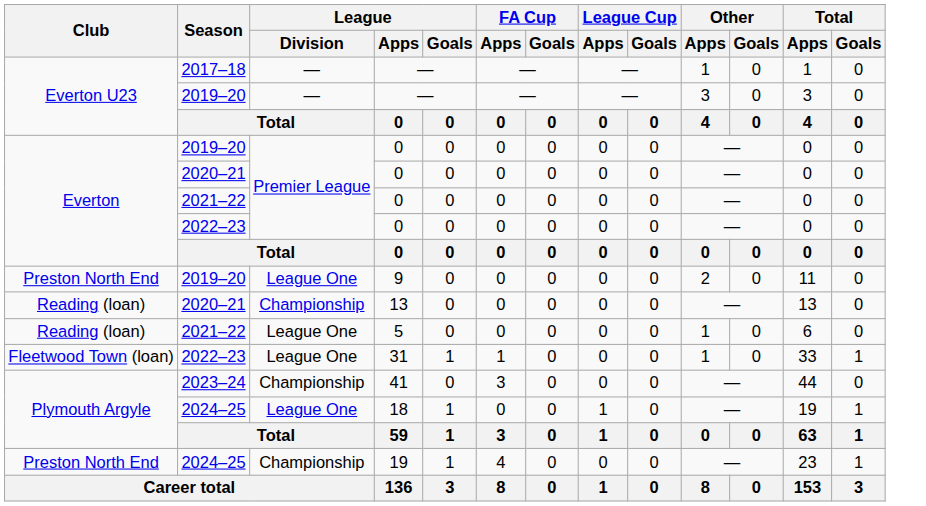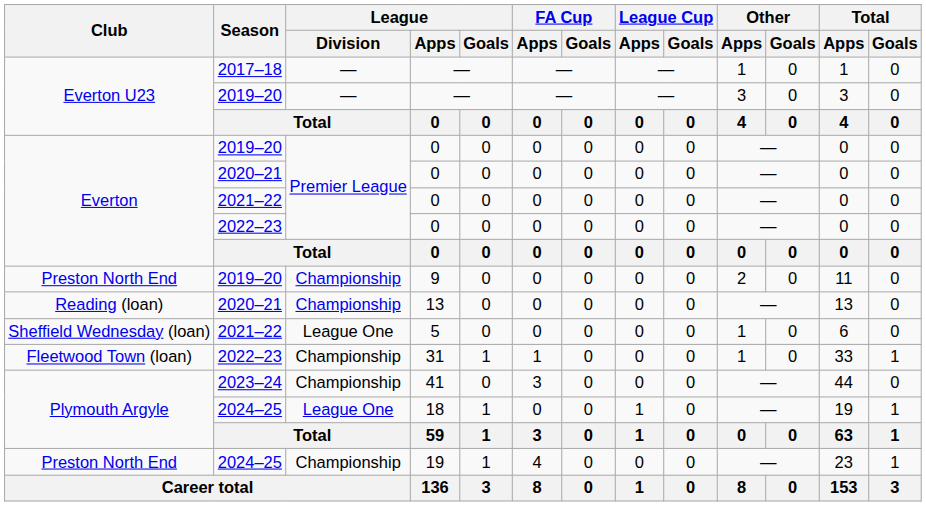(312, 278) League One -> (348, 278) Championship
(91, 331) Reading (loan) -> (109, 331) Sheffield Wednesday (loan)
(312, 357) League One -> (348, 357) Championship
